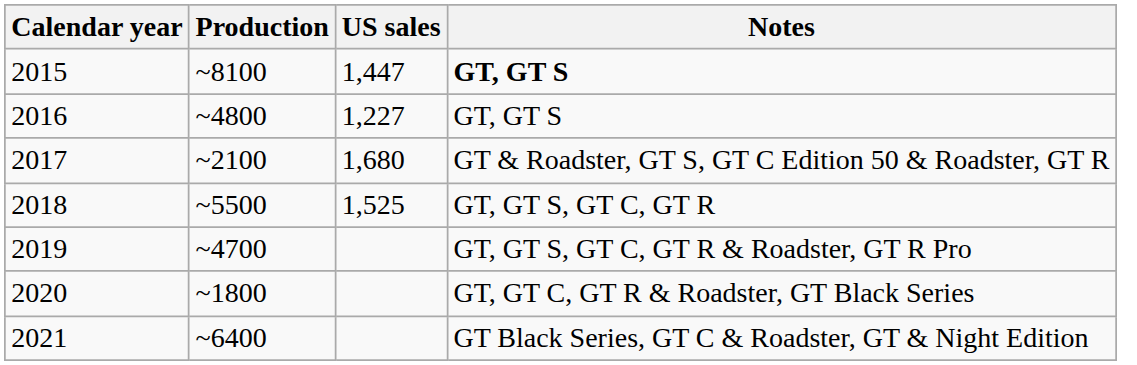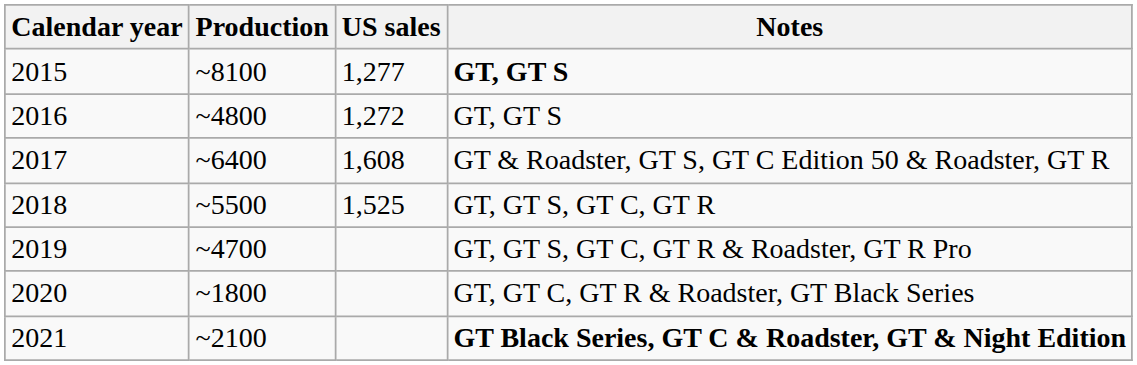(373, 71) 1,447 -> (373, 71) 1,277
(373, 115) 1,227 -> (373, 115) 1,272
(231, 159) ~2100 -> (231, 159) ~6400
(373, 159) 1,680 -> (373, 159) 1,608
(231, 337) ~6400 -> (231, 337) ~2100
(771, 337) normal -> (790, 337) bold
